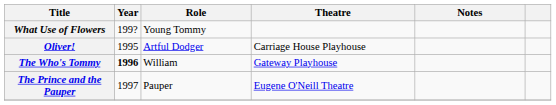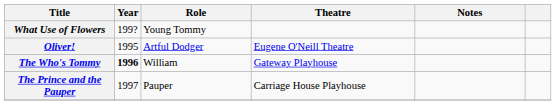(310, 46) Carriage House Playhouse -> (304, 46) Eugene O'Neill Theatre
(304, 85) Eugene O'Neill Theatre -> (310, 85) Carriage House Playhouse
